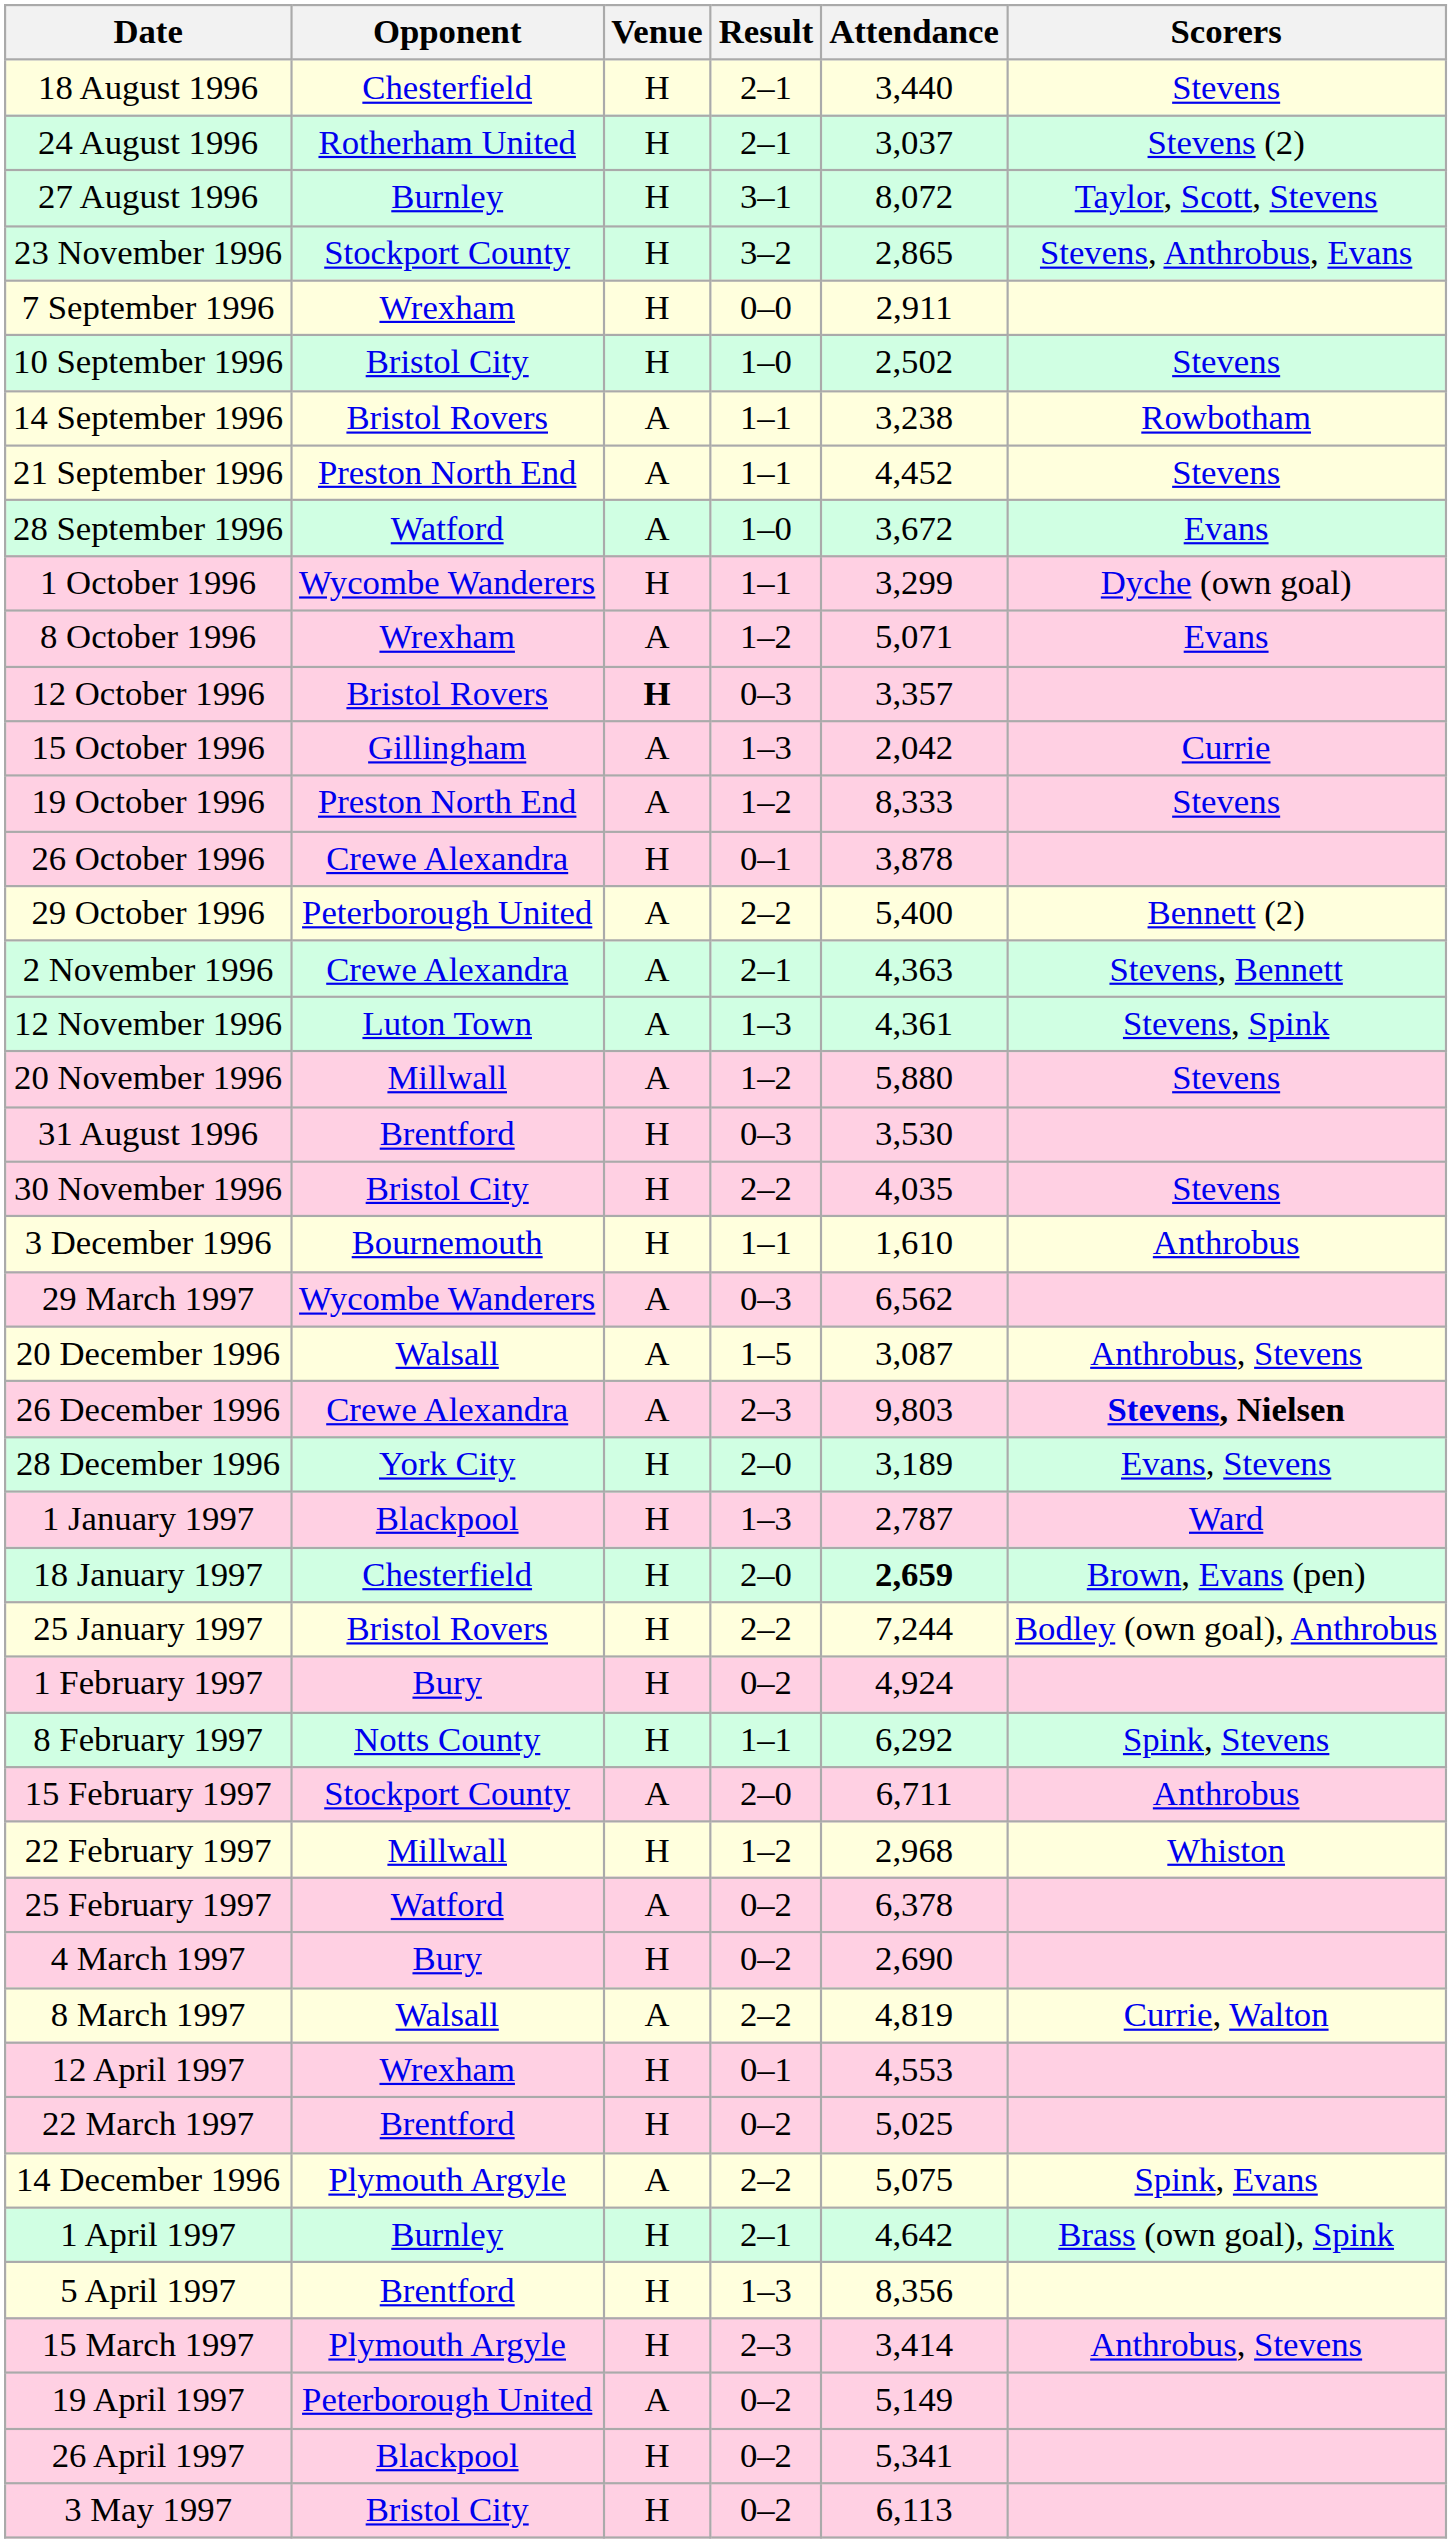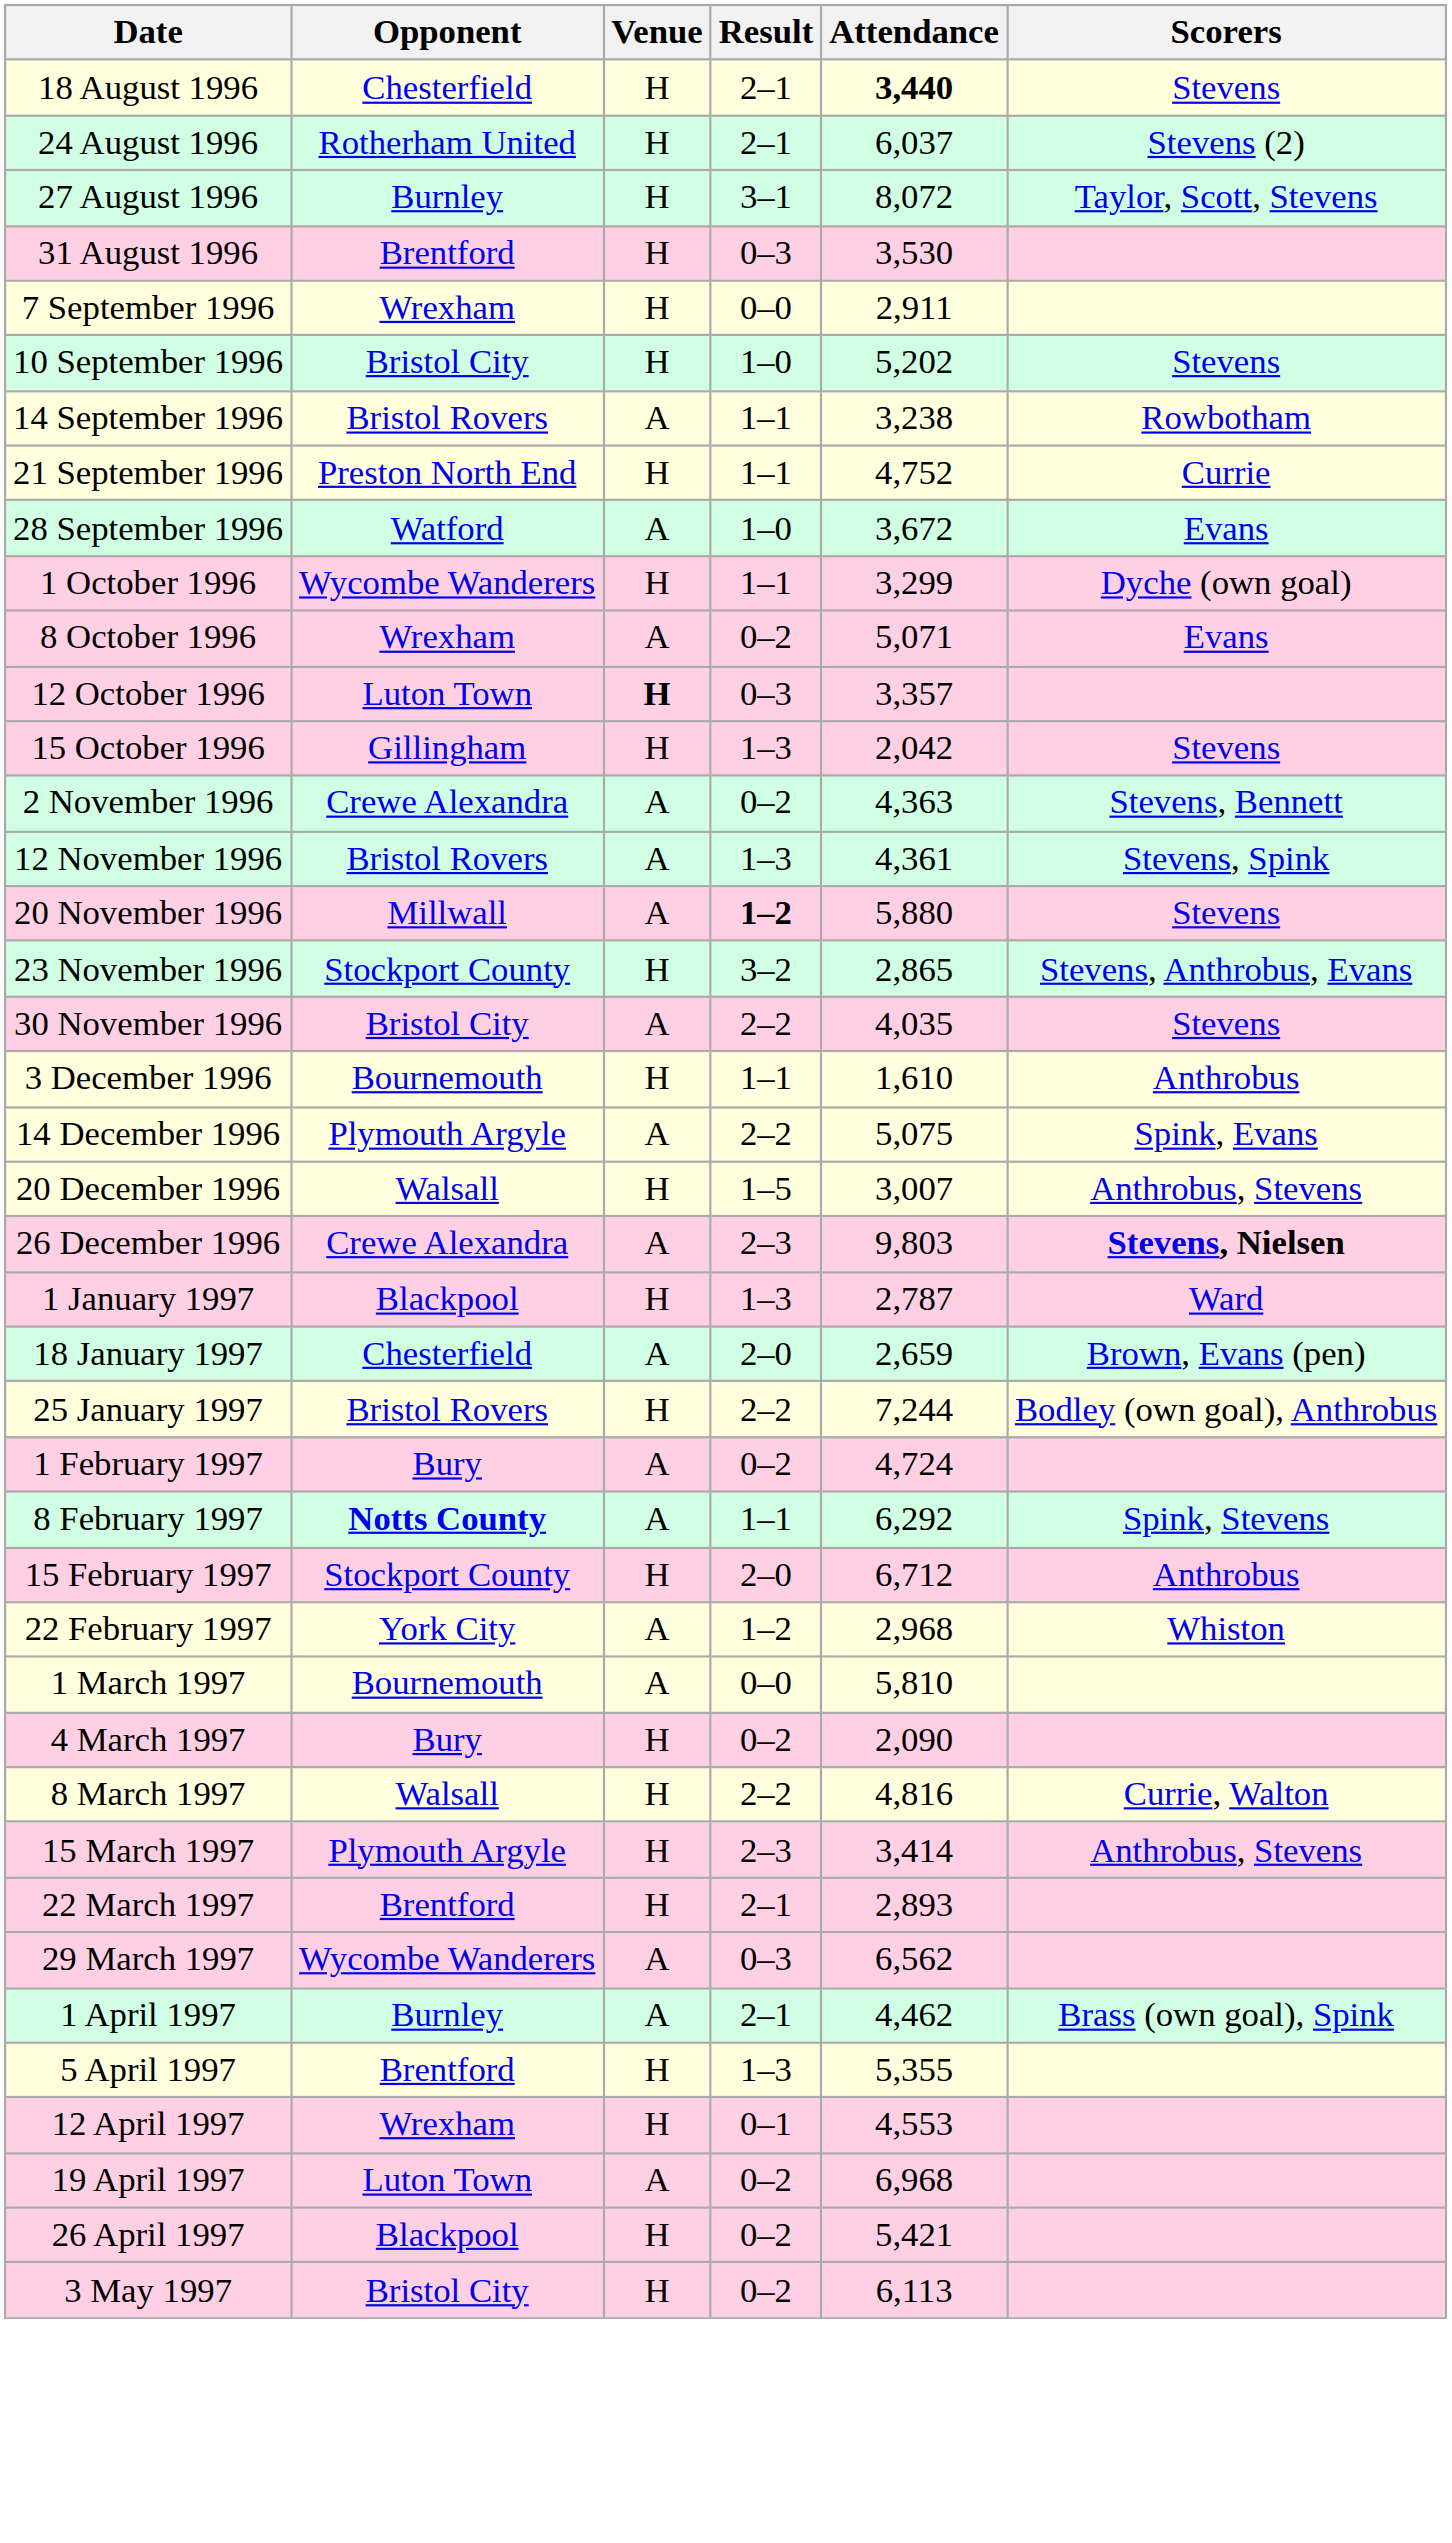(914, 87) normal -> (914, 87) bold
(914, 142) 3,037 -> (914, 142) 6,037
rows swapped: (148, 1133) <-> (148, 252)
(914, 362) 2,502 -> (914, 362) 5,202
(657, 472) A -> (657, 472) H
(914, 472) 4,452 -> (914, 472) 4,752
(1226, 472) Stevens -> (1226, 472) Currie
(766, 637) 1–2 -> (766, 637) 0–2
(447, 692) Bristol Rovers -> (447, 692) Luton Town
(657, 747) A -> (657, 747) H
(1226, 747) Currie -> (1226, 747) Stevens
- row: (148, 802)
- row: (148, 857)
- row: (148, 913)
(766, 968) 2–1 -> (766, 802) 0–2
(447, 1023) Luton Town -> (447, 857) Bristol Rovers
(766, 1078) normal -> (766, 913) bold
(657, 1188) H -> (657, 1023) A
rows swapped: (148, 2179) <-> (148, 1298)
(657, 1353) A -> (657, 1188) H
(914, 1353) 3,087 -> (914, 1188) 3,007
- row: (148, 1463)
(657, 1573) H -> (657, 1353) A
(914, 1573) bold -> (914, 1353) normal
(657, 1683) H -> (657, 1463) A
(914, 1683) 4,924 -> (914, 1463) 4,724
(447, 1739) normal -> (447, 1518) bold
(657, 1739) H -> (657, 1518) A
(657, 1794) A -> (657, 1573) H
(914, 1794) 6,711 -> (914, 1573) 6,712
(447, 1849) Millwall -> (447, 1628) York City
(657, 1849) H -> (657, 1628) A
- row: (148, 1904)
+ row: (148, 1683)
(914, 1959) 2,690 -> (914, 1739) 2,090
(657, 2014) A -> (657, 1794) H
(914, 2014) 4,819 -> (914, 1794) 4,816
rows swapped: (148, 2344) <-> (148, 2069)
(766, 2124) 0–2 -> (766, 1904) 2–1
(914, 2124) 5,025 -> (914, 1904) 2,893
(657, 2234) H -> (657, 2014) A
(914, 2234) 4,642 -> (914, 2014) 4,462
(914, 2289) 8,356 -> (914, 2069) 5,355
(447, 2399) Peterborough United -> (447, 2179) Luton Town
(914, 2399) 5,149 -> (914, 2179) 6,968
(914, 2454) 5,341 -> (914, 2234) 5,421
